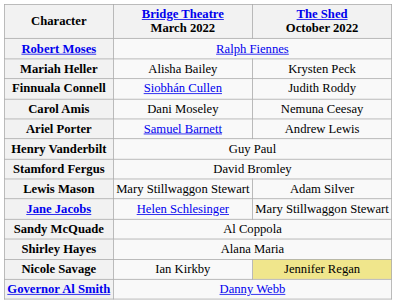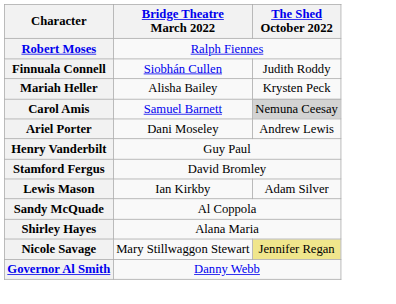rows swapped: (59, 68) <-> (59, 88)
(183, 108) Dani Moseley -> (183, 108) Samuel Barnett
(322, 108) no background -> (297, 108) lightgrey background
(183, 128) Samuel Barnett -> (183, 128) Dani Moseley
(183, 189) Mary Stillwaggon Stewart -> (183, 189) Ian Kirkby
- row: (59, 209)
(183, 269) Ian Kirkby -> (183, 249) Mary Stillwaggon Stewart
